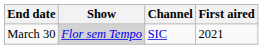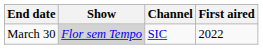(211, 34) 2021 -> (211, 34) 2022
